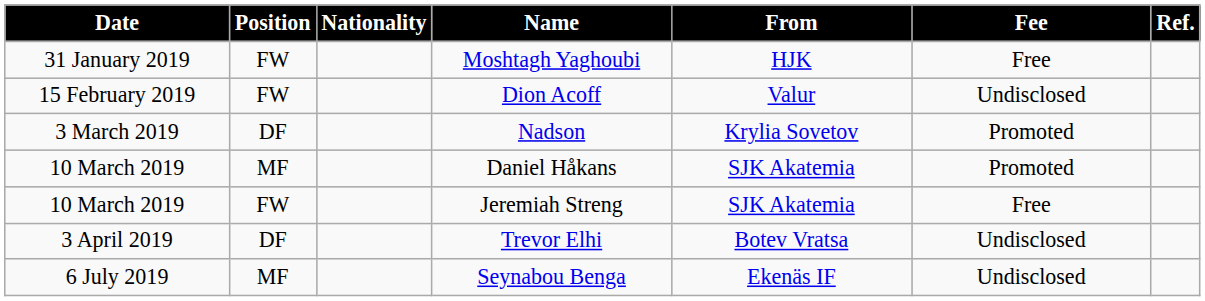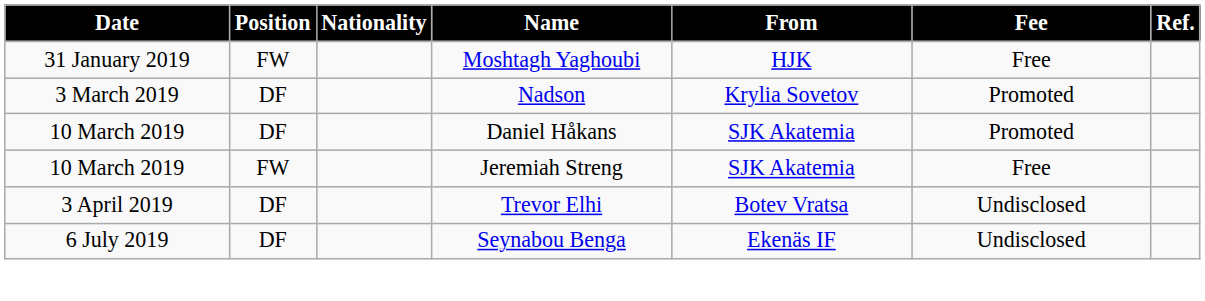- row: (552, 95)
(273, 168) MF -> (273, 132) DF
(273, 277) MF -> (273, 241) DF
